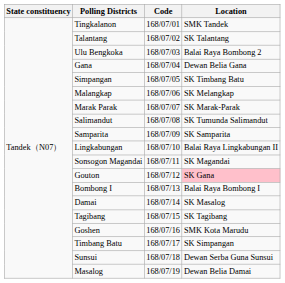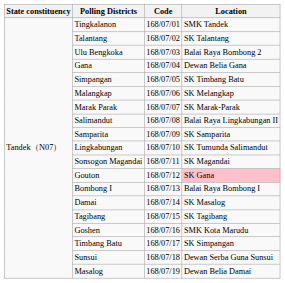(226, 120) SK Tumunda Salimandut -> (231, 120) Balai Raya Lingkabungan II
(231, 147) Balai Raya Lingkabungan II -> (226, 147) SK Tumunda Salimandut
